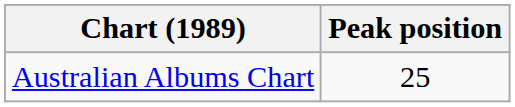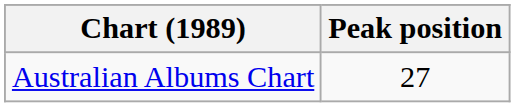(415, 76) 25 -> (415, 76) 27
